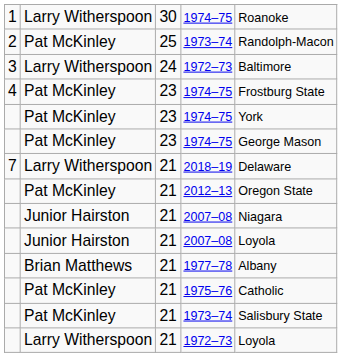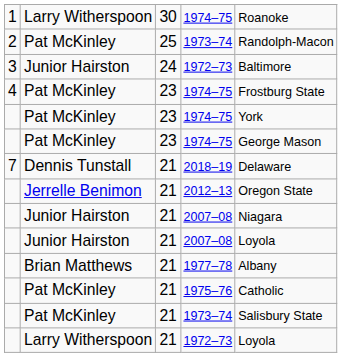(88, 66) Larry Witherspoon -> (77, 66) Junior Hairston
(88, 166) Larry Witherspoon -> (78, 166) Dennis Tunstall
(70, 191) Pat McKinley -> (83, 191) Jerrelle Benimon
